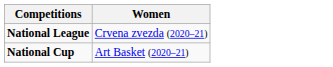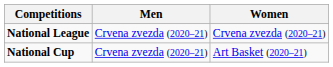+ column: (151, 14)
